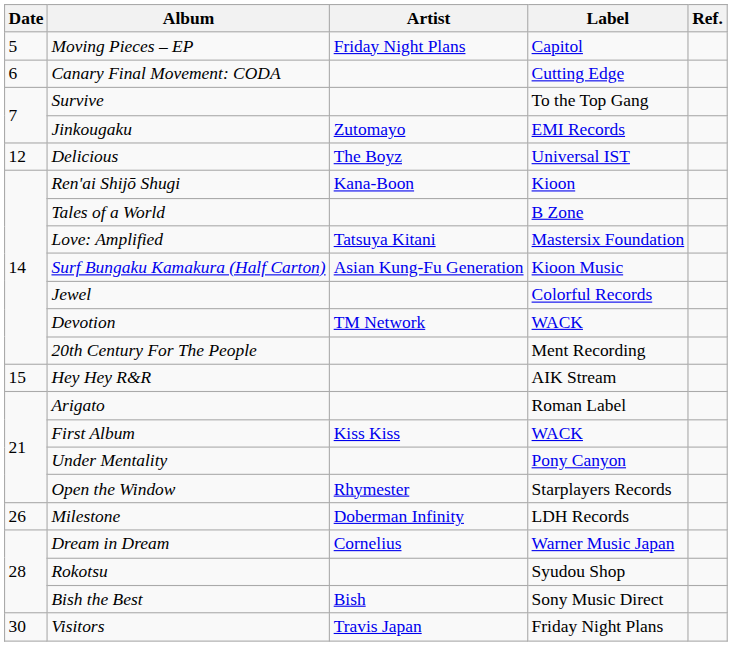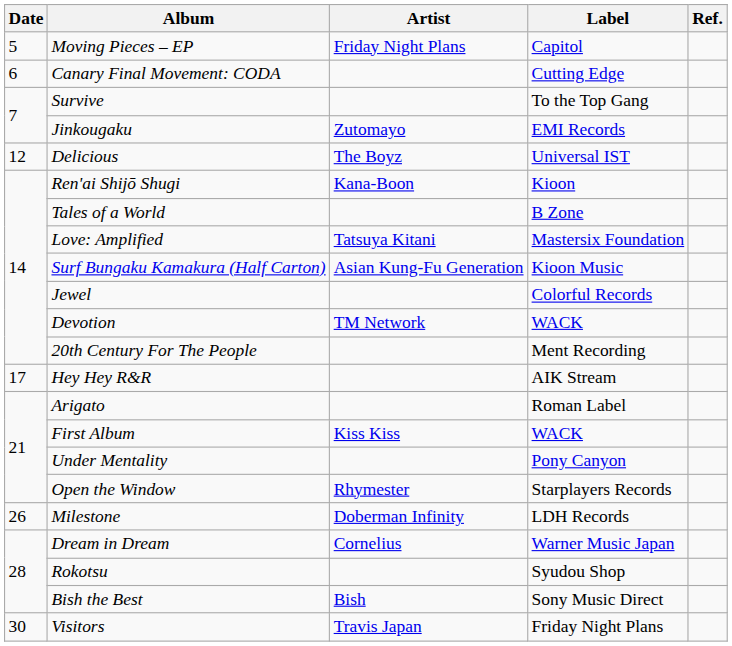(17, 377) 15 -> (17, 377) 17
